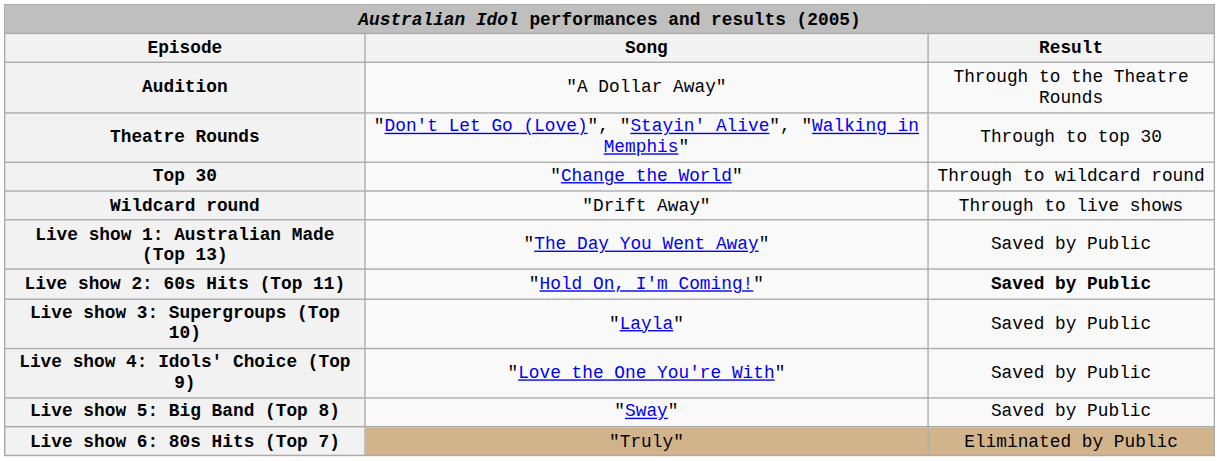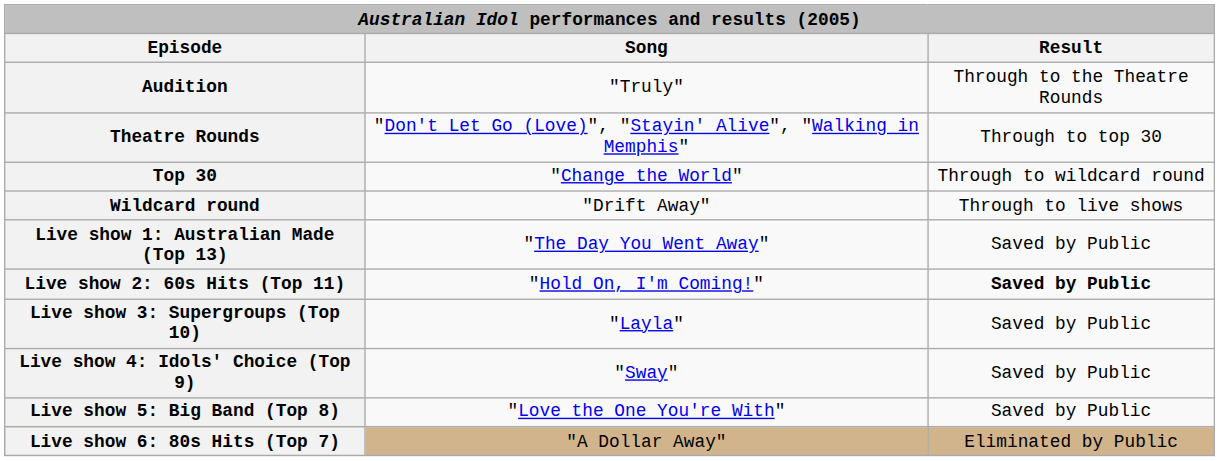(646, 88) "A Dollar Away" -> (646, 88) "Truly"
(646, 373) "Love the One You're With" -> (646, 373) "Sway"
(646, 412) "Sway" -> (646, 412) "Love the One You're With"
(646, 441) "Truly" -> (646, 441) "A Dollar Away"
